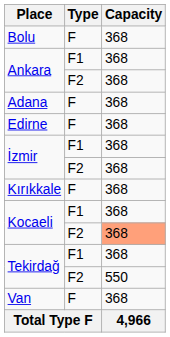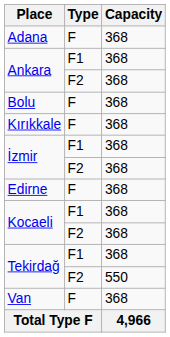rows swapped: (27, 102) <-> (21, 37)
rows swapped: (27, 124) <-> (34, 189)
(116, 233) lightsalmon background -> (116, 233) no background
